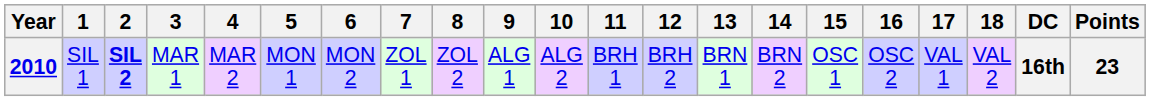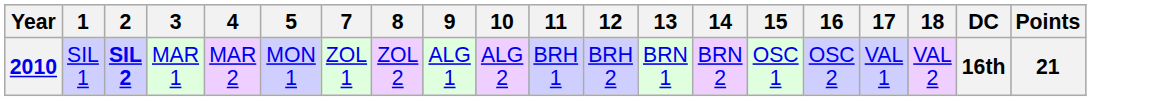- column: (351, 21)
(1107, 66) 23 -> (1048, 66) 21
